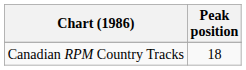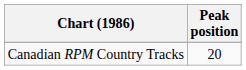(214, 53) 18 -> (214, 53) 20
